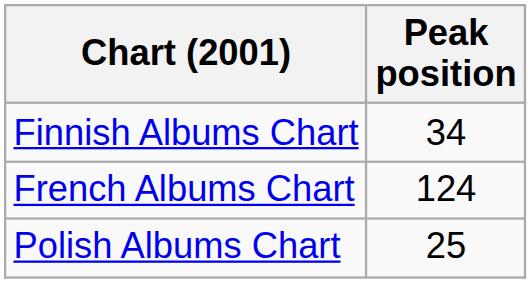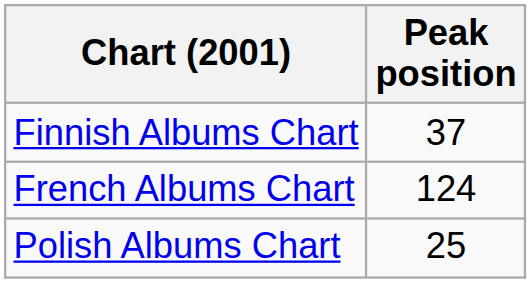(446, 131) 34 -> (446, 131) 37
